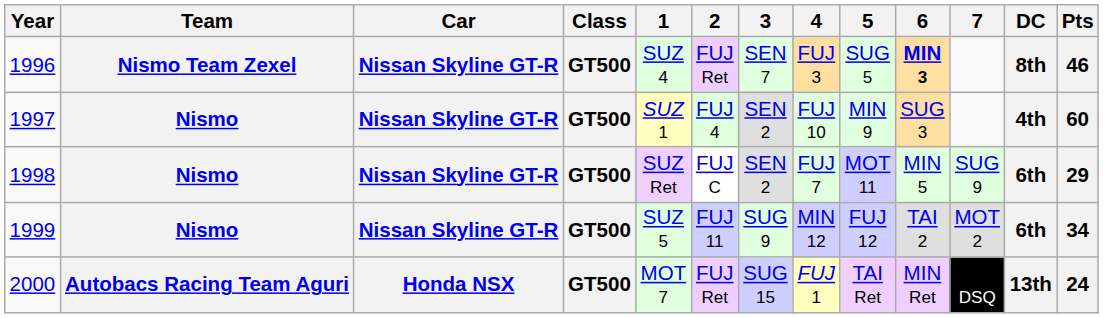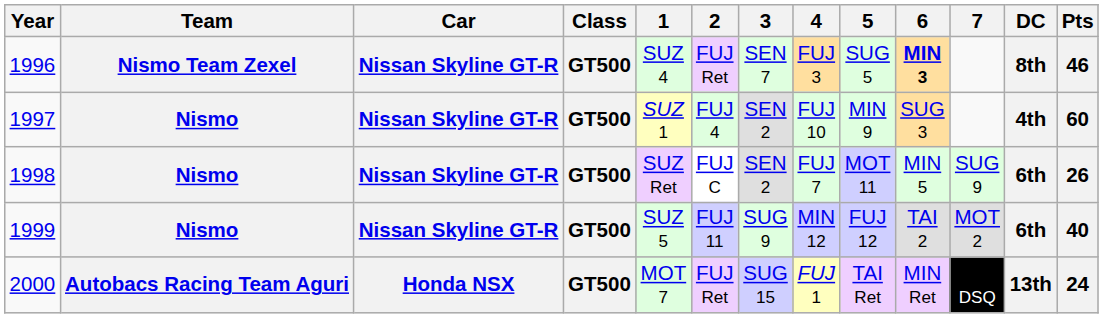(1078, 174) 29 -> (1078, 174) 26
(1078, 229) 34 -> (1078, 229) 40
